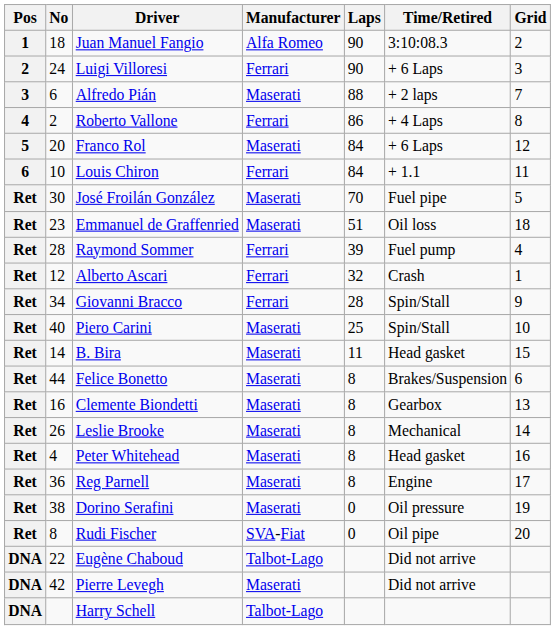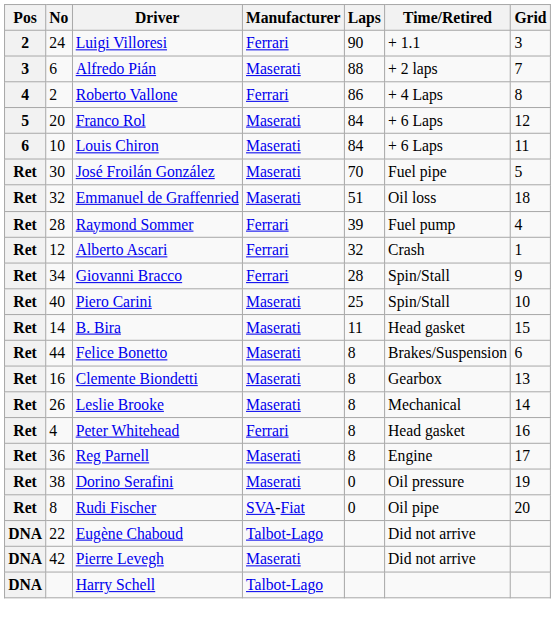- row: (140, 43)
(415, 69) + 6 Laps -> (404, 43) + 1.1
(267, 172) Ferrari -> (273, 146) Maserati
(404, 172) + 1.1 -> (415, 146) + 6 Laps
(57, 224) 23 -> (57, 198) 32
(273, 456) Maserati -> (267, 430) Ferrari
